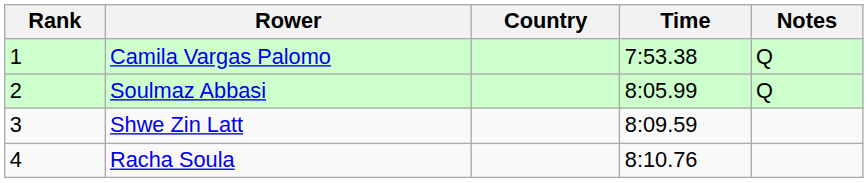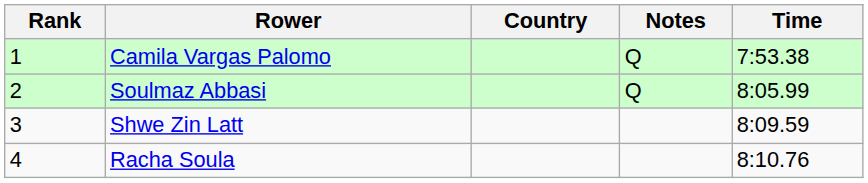columns swapped: (685, 21) <-> (807, 21)
